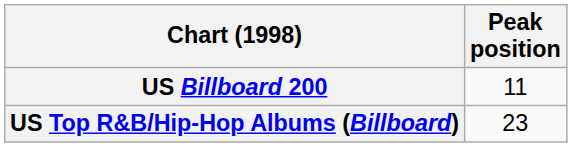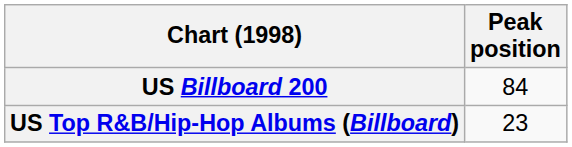(515, 86) 11 -> (515, 86) 84
